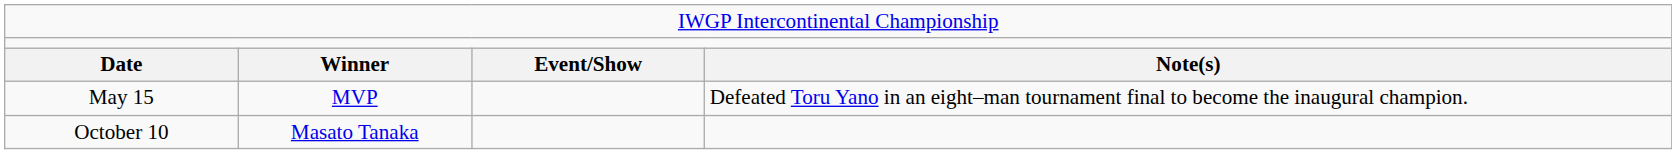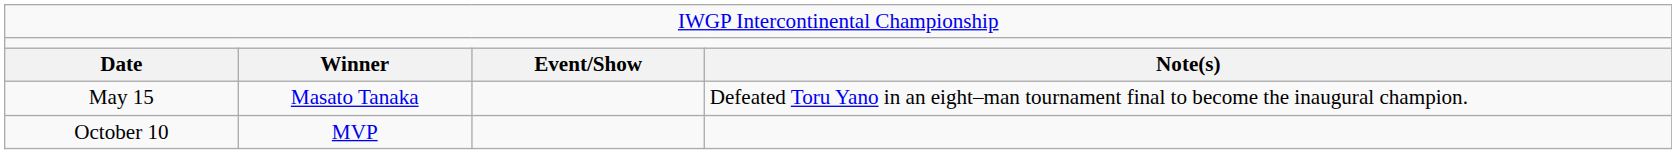(355, 97) MVP -> (355, 97) Masato Tanaka
(355, 131) Masato Tanaka -> (355, 131) MVP
